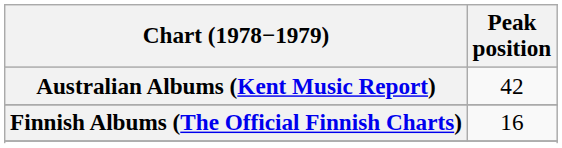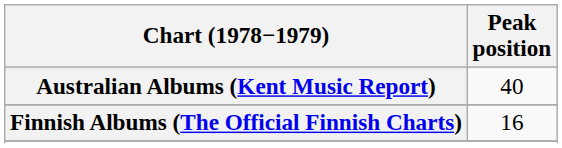(512, 85) 42 -> (512, 85) 40
